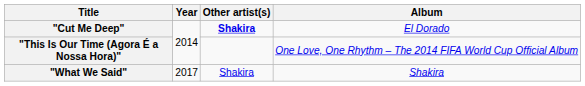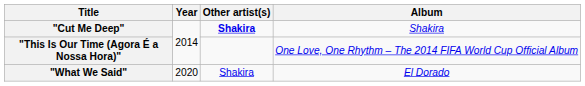(427, 28) El Dorado -> (427, 28) Shakira
(187, 72) 2017 -> (187, 72) 2020
(427, 72) Shakira -> (427, 72) El Dorado
